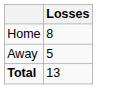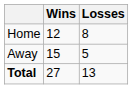+ column: (61, 14)
